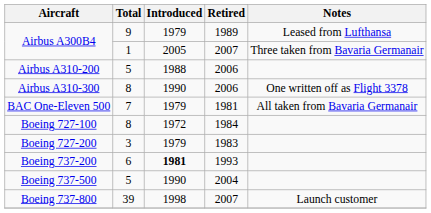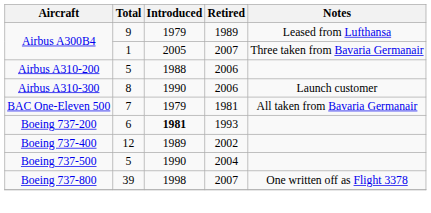(337, 87) One written off as Flight 3378 -> (337, 87) Launch customer
- row: (59, 124)
- row: (59, 143)
+ row: (59, 143)
(337, 198) Launch customer -> (337, 180) One written off as Flight 3378
